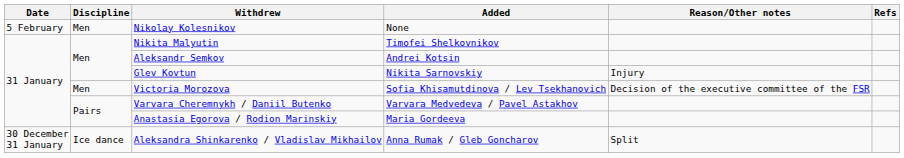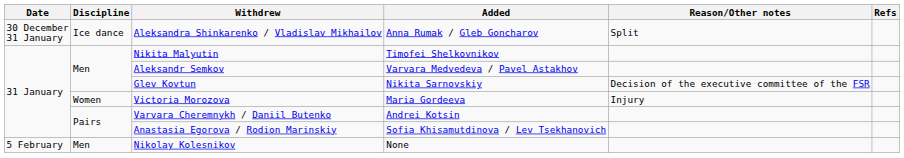rows swapped: (258, 139) <-> (185, 27)
(423, 58) Andrei Kotsin -> (482, 69) Varvara Medvedeva / Pavel Astakhov
(627, 73) Injury -> (740, 84) Decision of the executive committee of the FSR
(81, 88) Men -> (87, 99) Women
(496, 88) Sofia Khisamutdinova / Lev Tsekhanovich -> (426, 99) Maria Gordeeva
(740, 88) Decision of the executive committee of the FSR -> (627, 99) Injury
(482, 104) Varvara Medvedeva / Pavel Astakhov -> (423, 114) Andrei Kotsin
(426, 119) Maria Gordeeva -> (496, 130) Sofia Khisamutdinova / Lev Tsekhanovich
